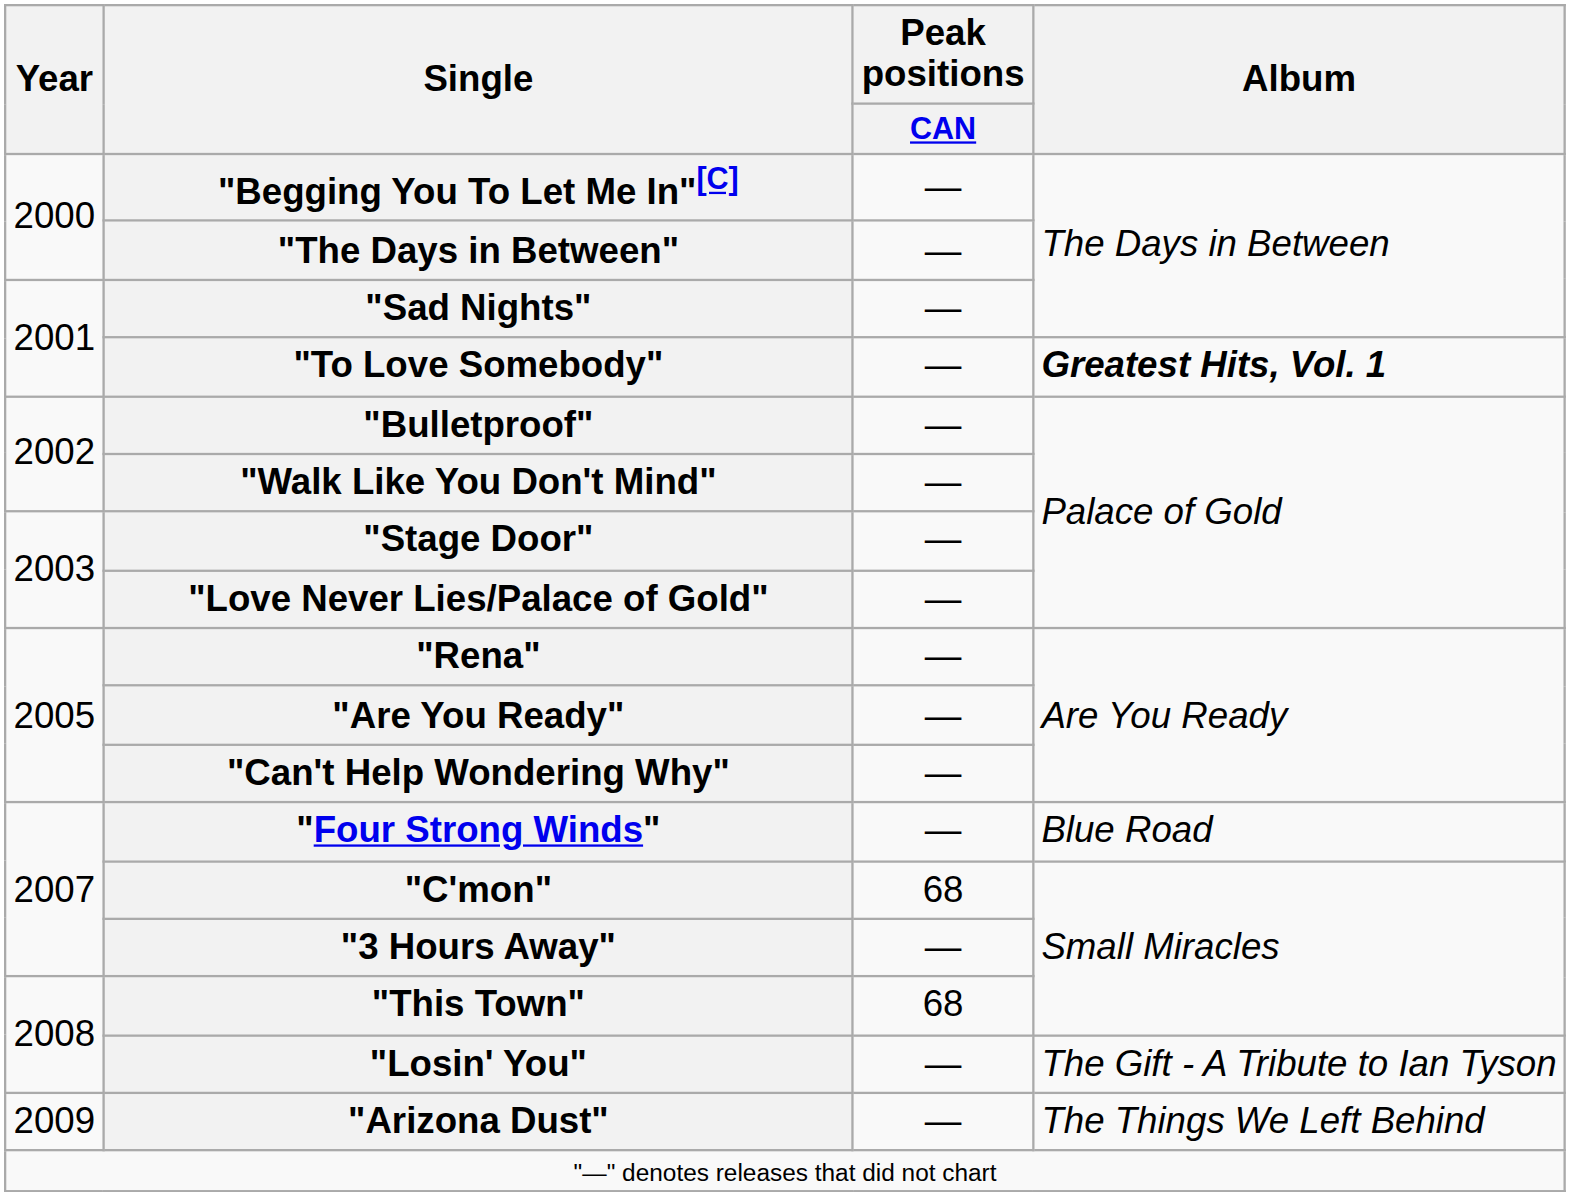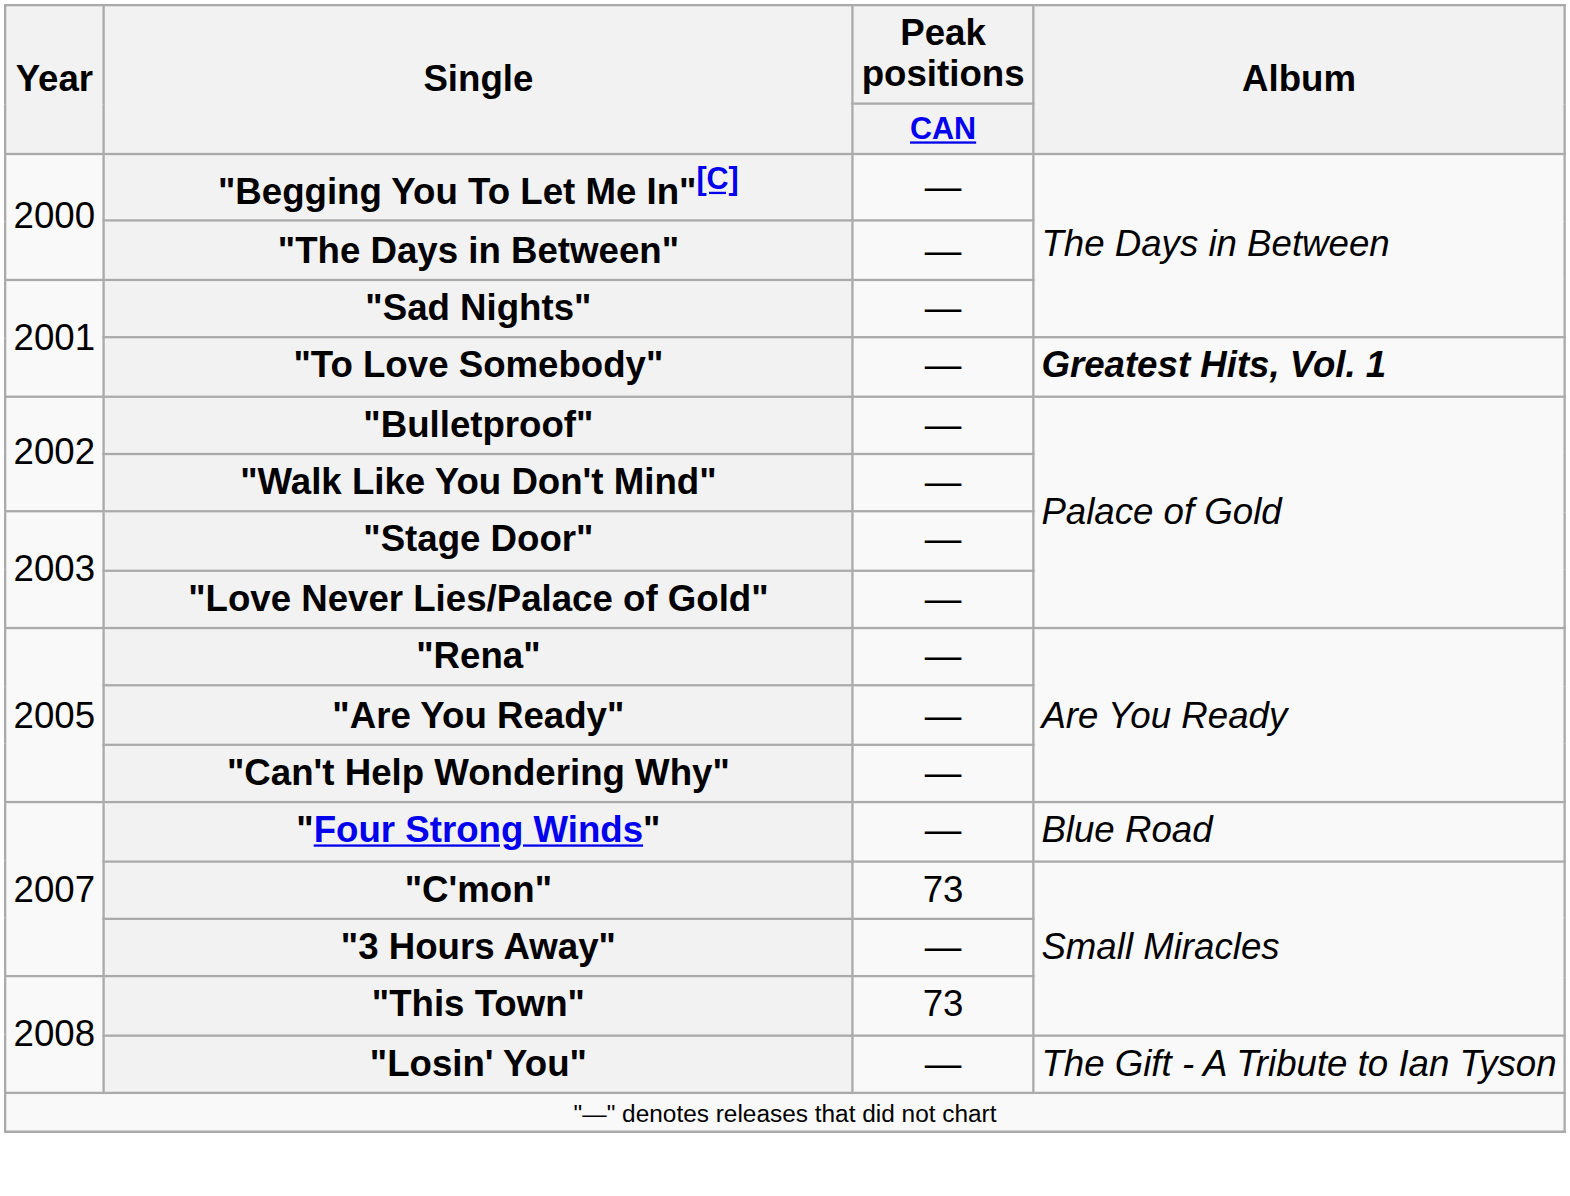(943, 888) 68 -> (943, 888) 73
(943, 1005) 68 -> (943, 1005) 73
- row: (478, 1121)
